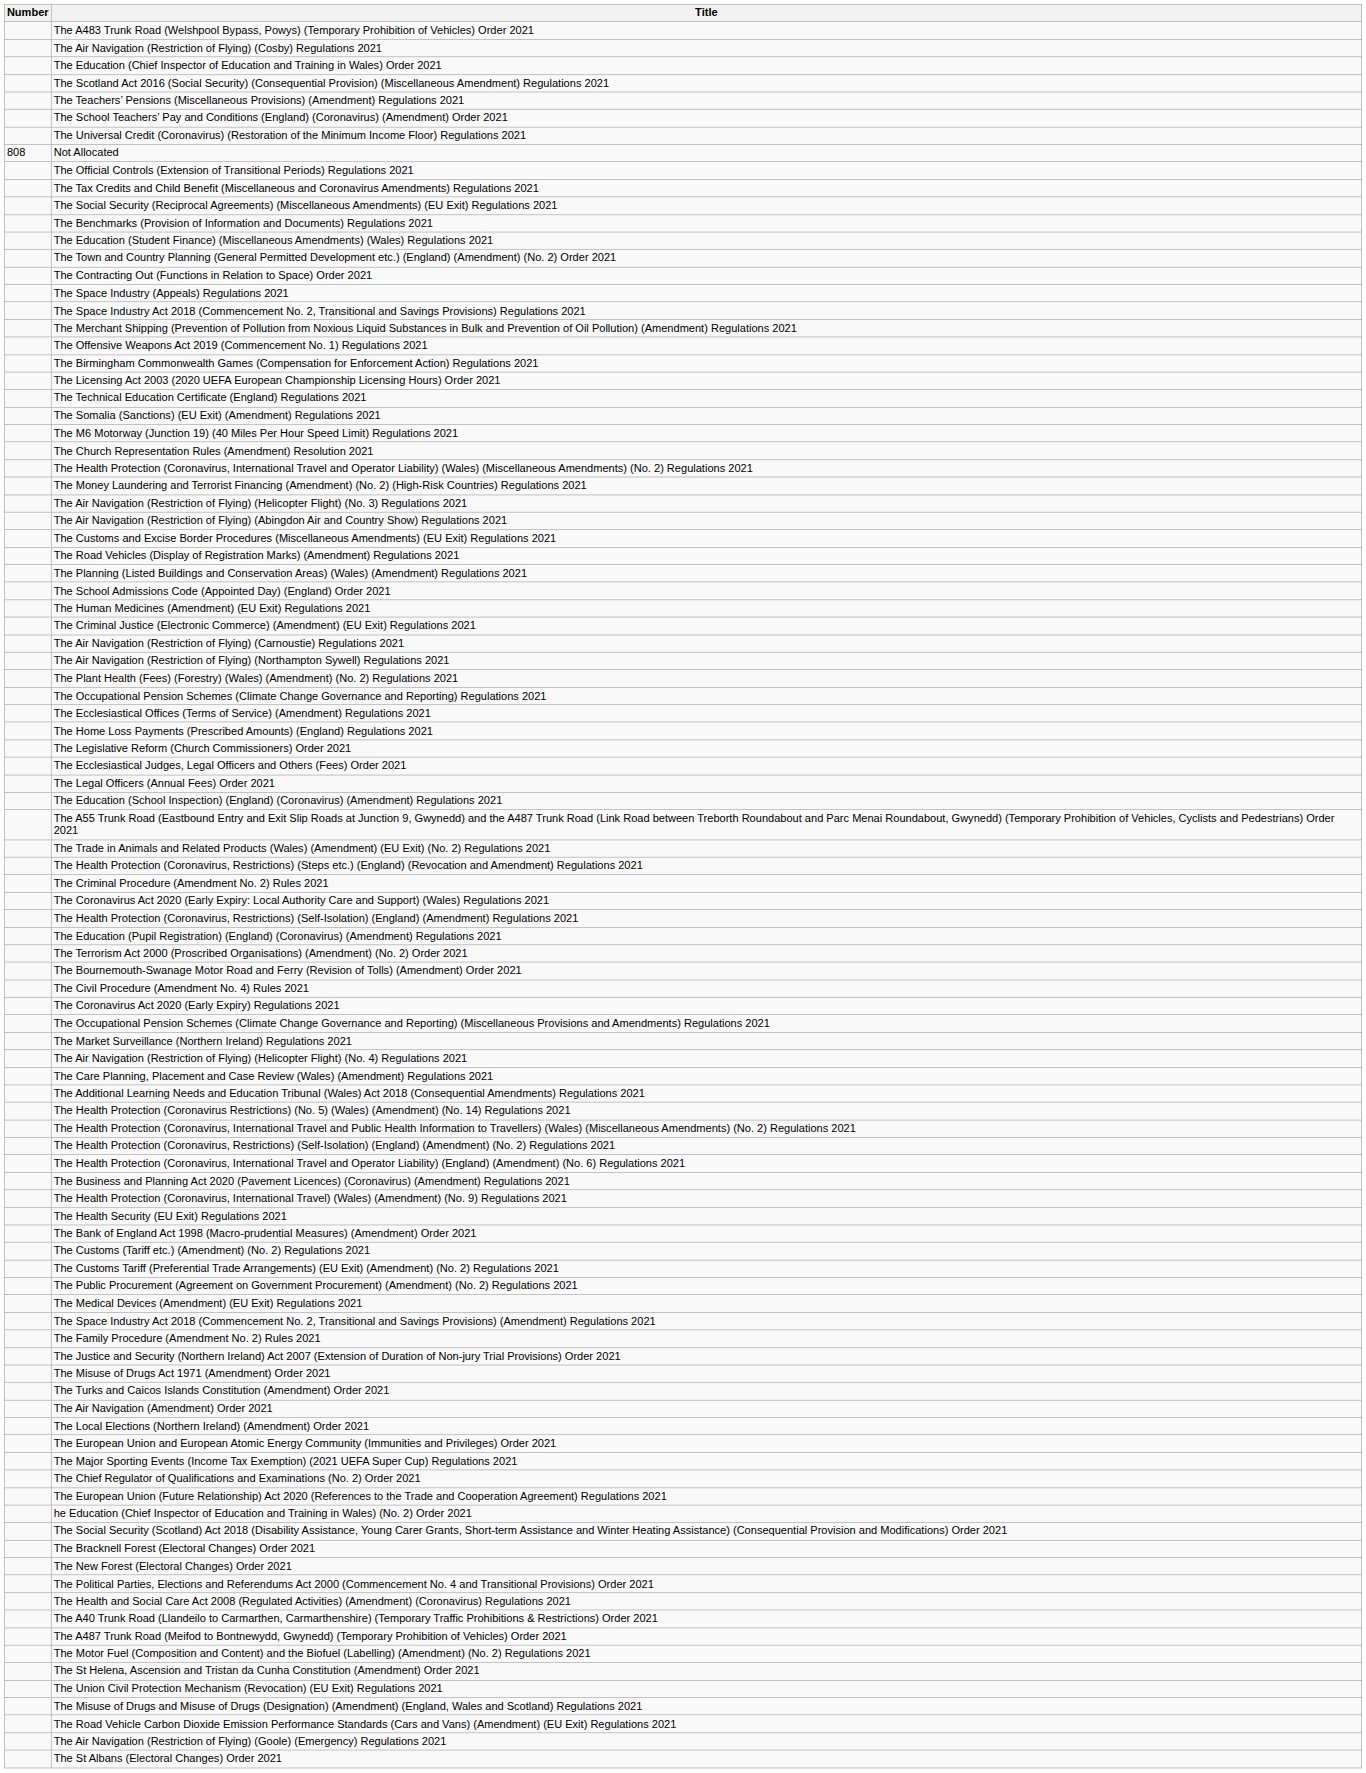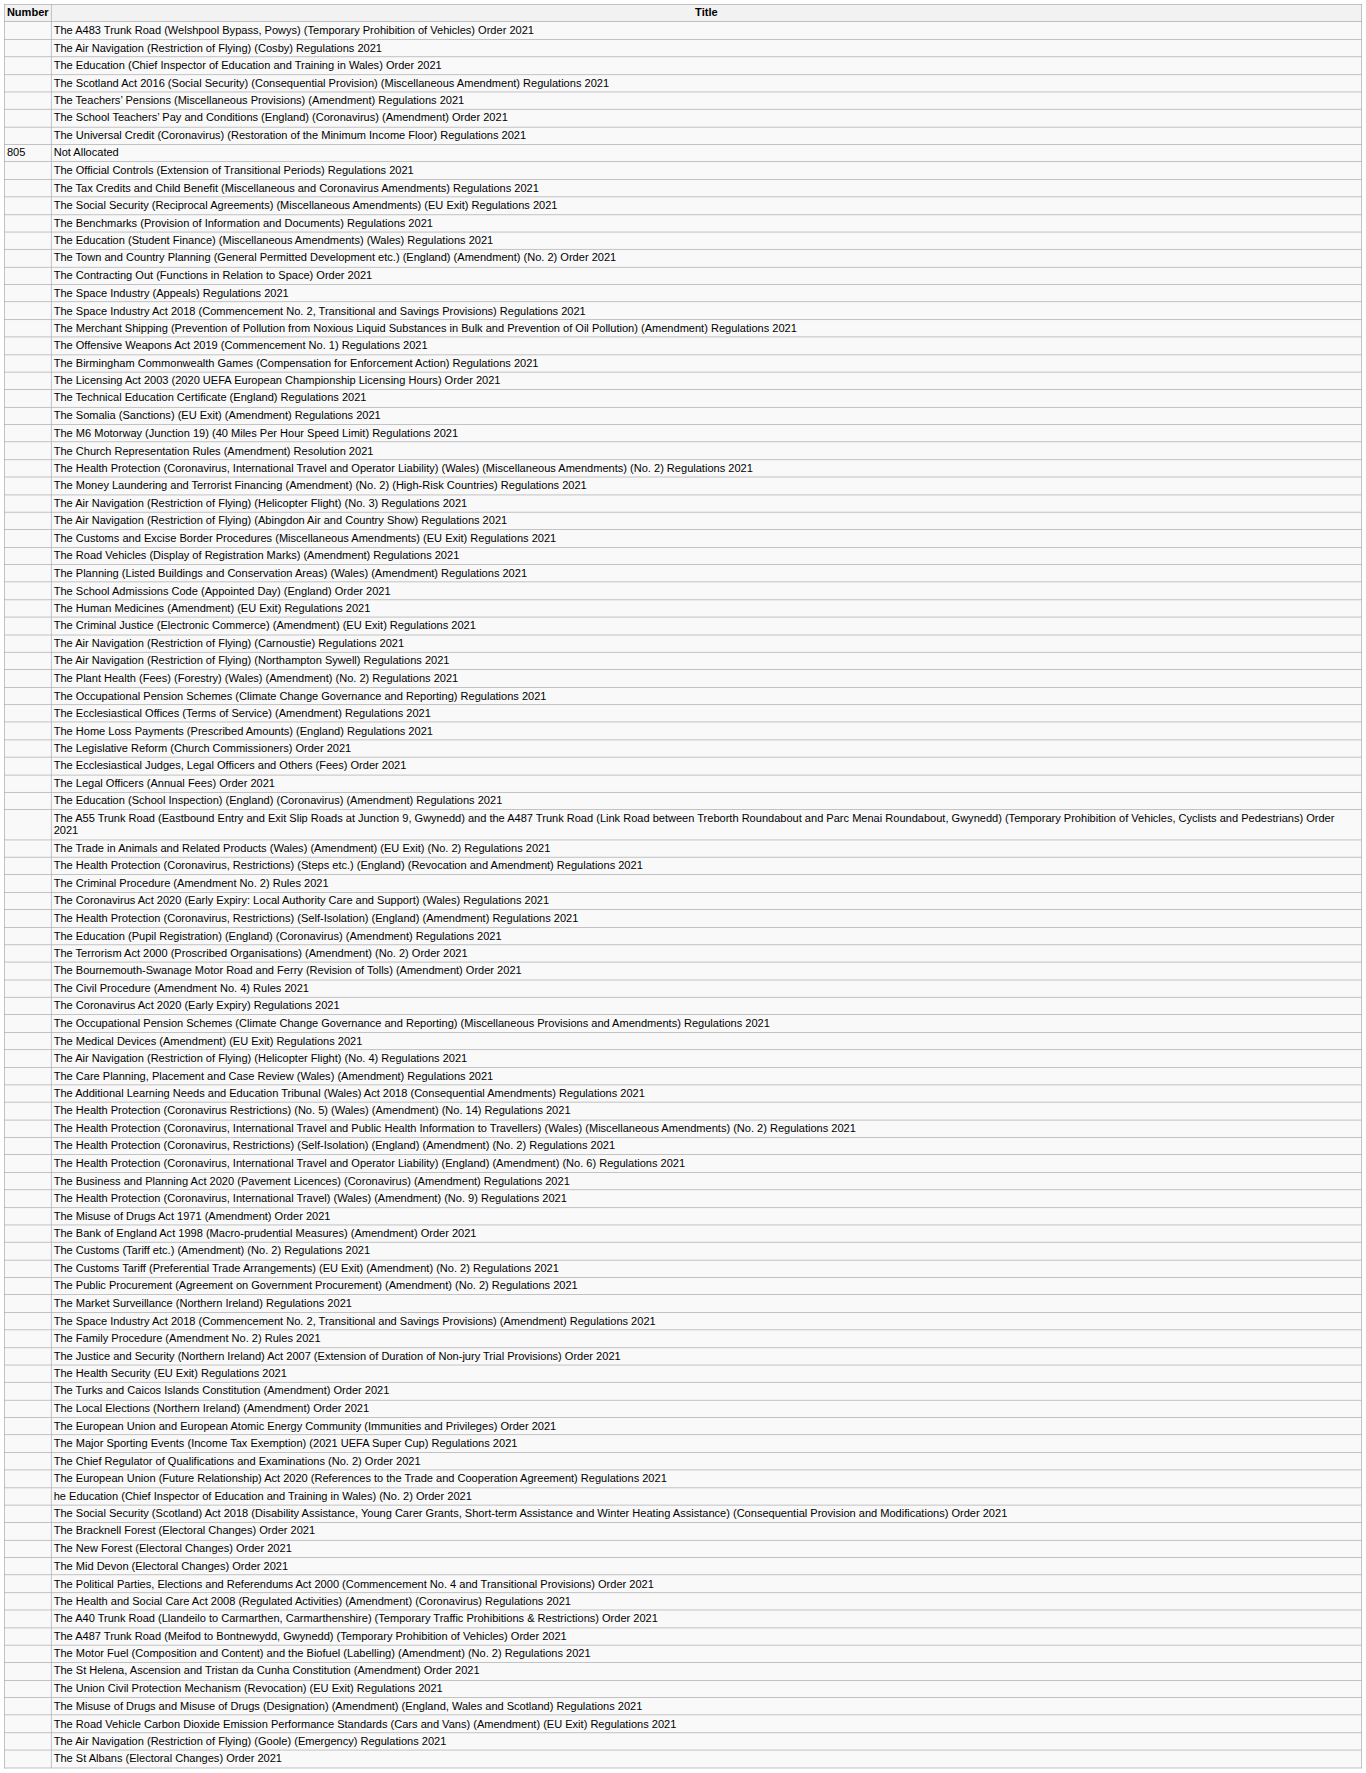(16, 153) 808 -> (16, 153) 805
rows swapped: (203, 1041) <-> (208, 1303)
rows swapped: (192, 1373) <-> (170, 1216)
- row: (163, 1408)
+ row: (171, 1566)
